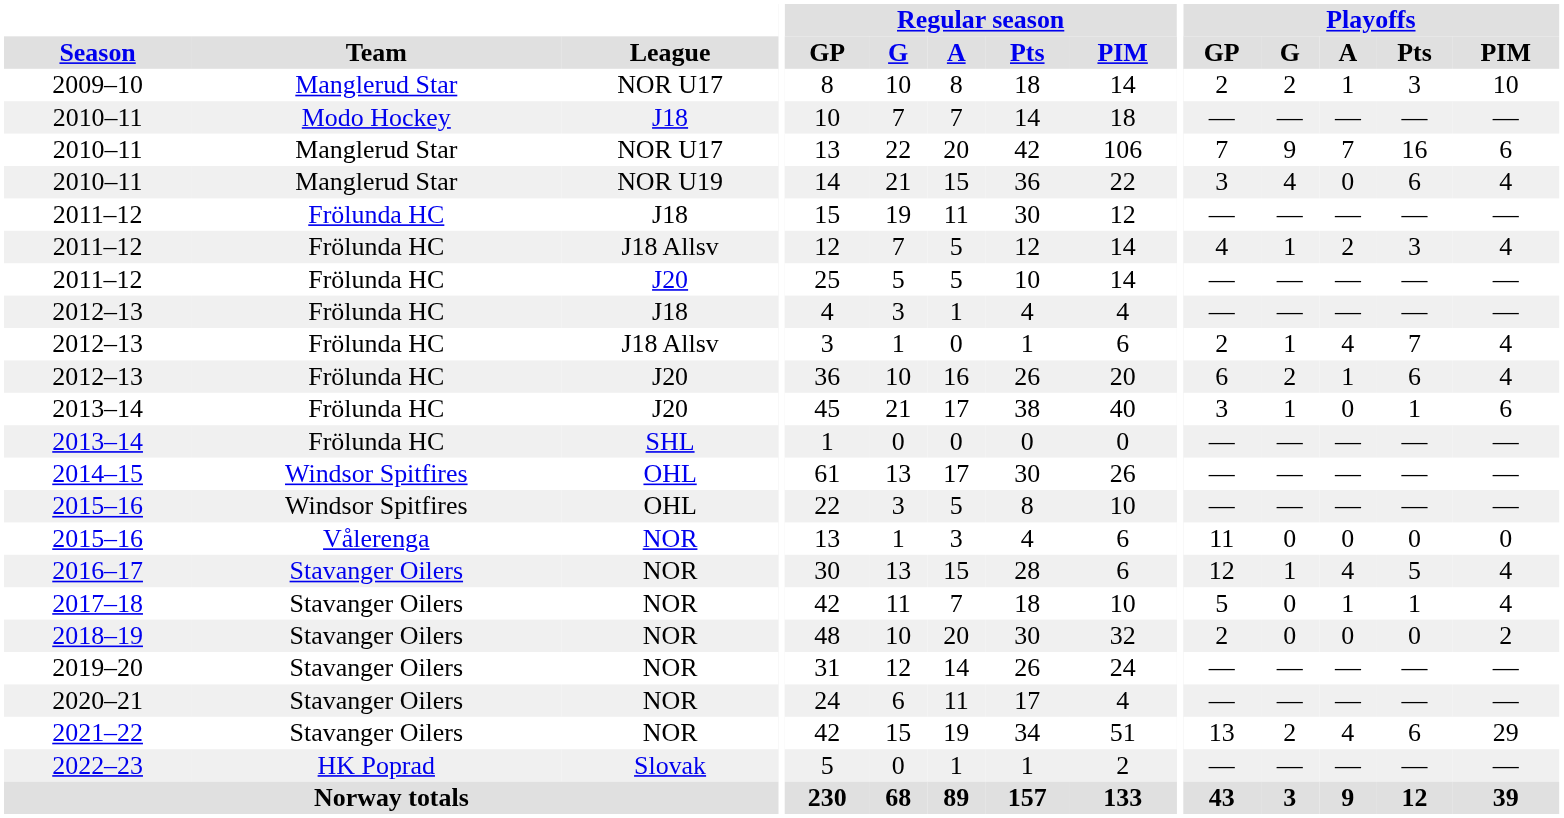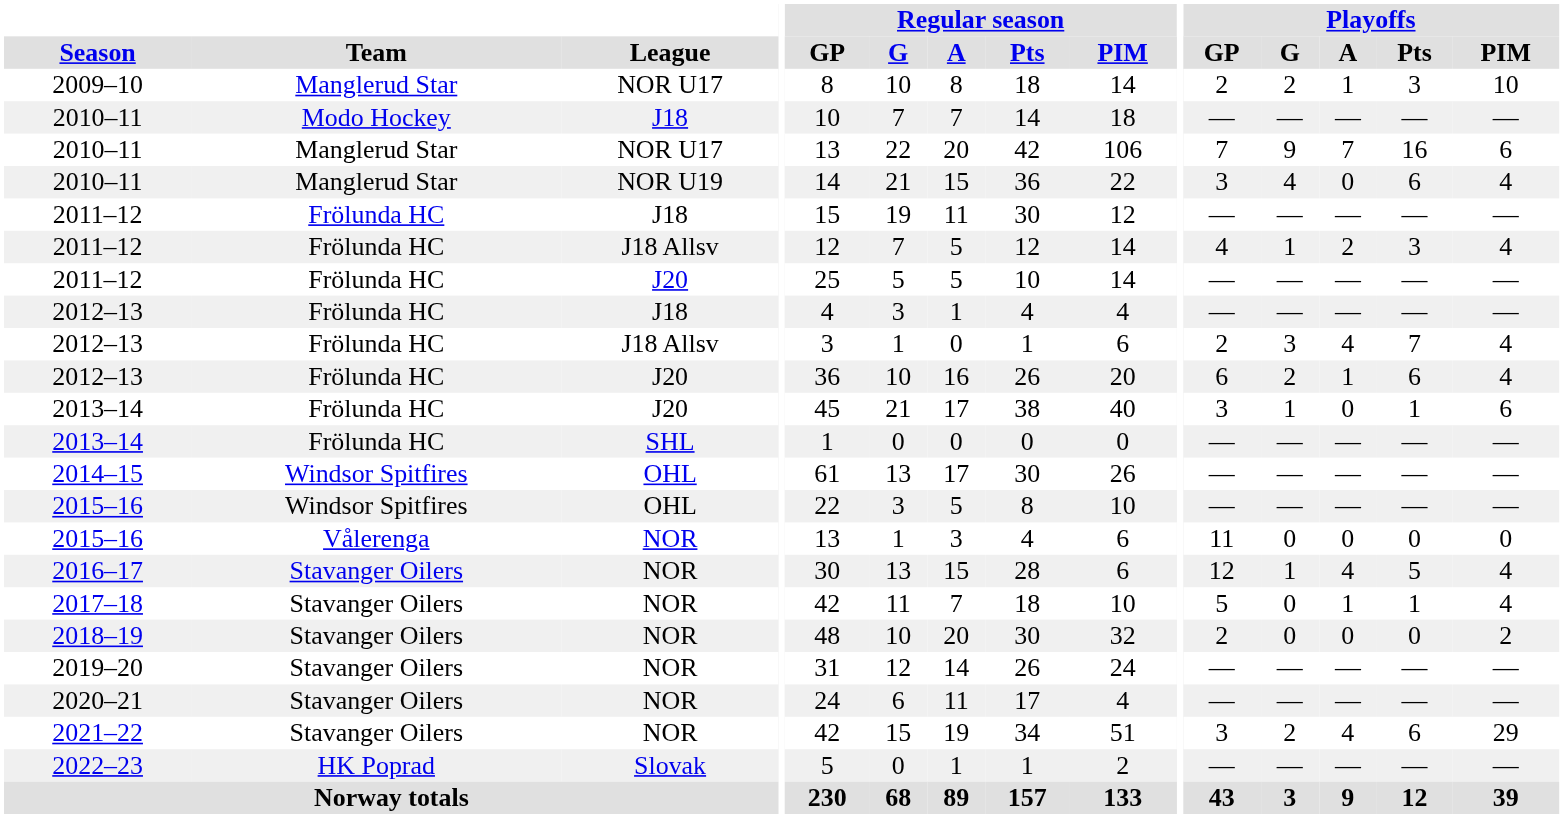(1290, 343) 1 -> (1290, 343) 3
(1222, 732) 13 -> (1222, 732) 3
